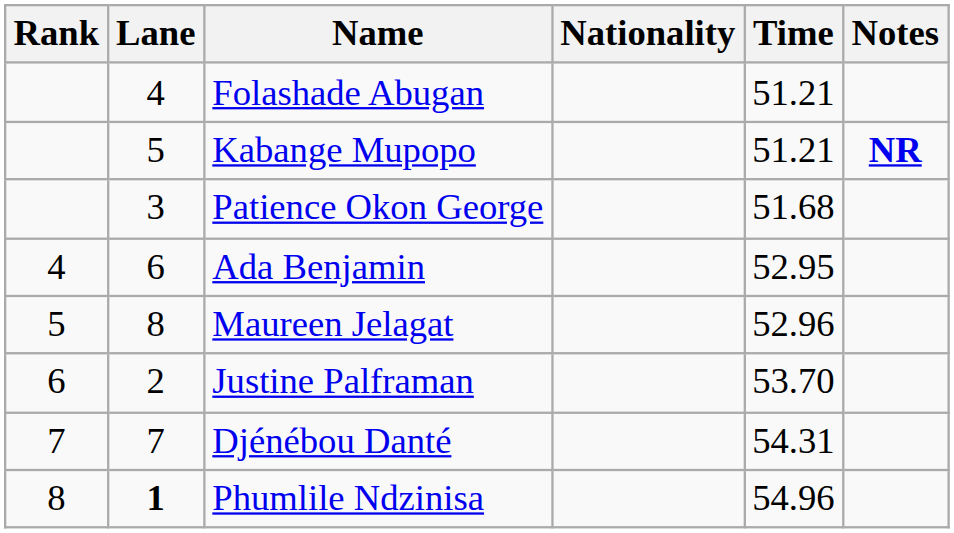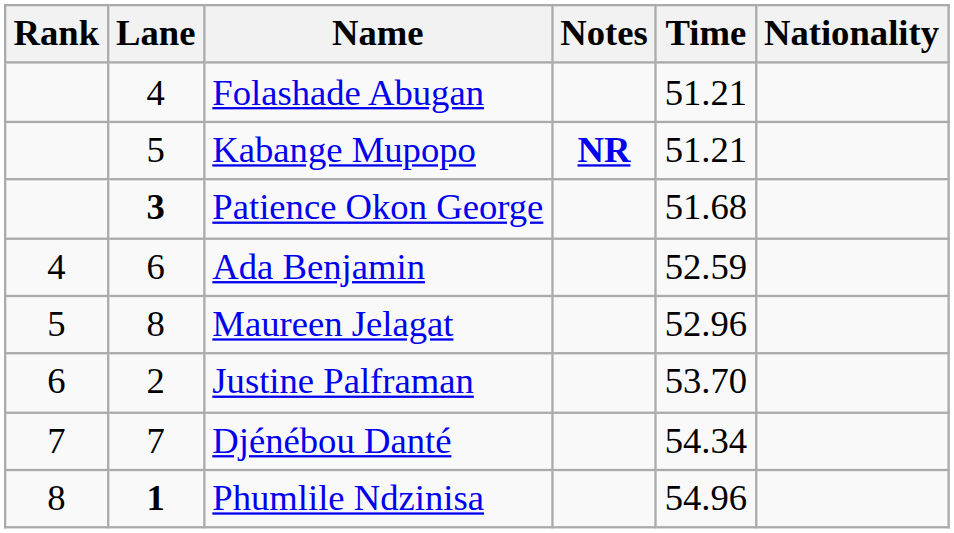columns swapped: (648, 33) <-> (895, 33)
(156, 207) normal -> (156, 207) bold
(793, 265) 52.95 -> (706, 265) 52.59
(793, 440) 54.31 -> (706, 440) 54.34
